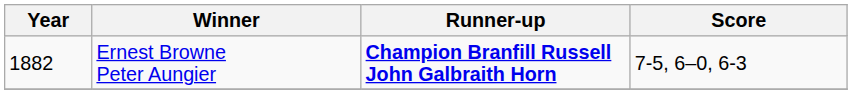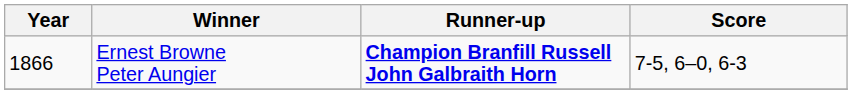(31, 63) 1882 -> (31, 63) 1866
